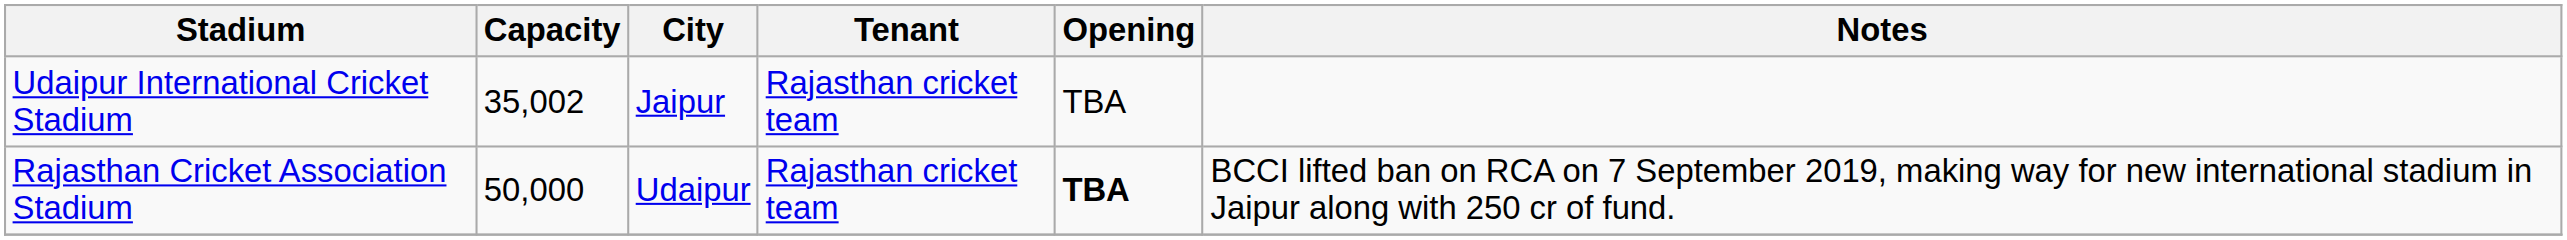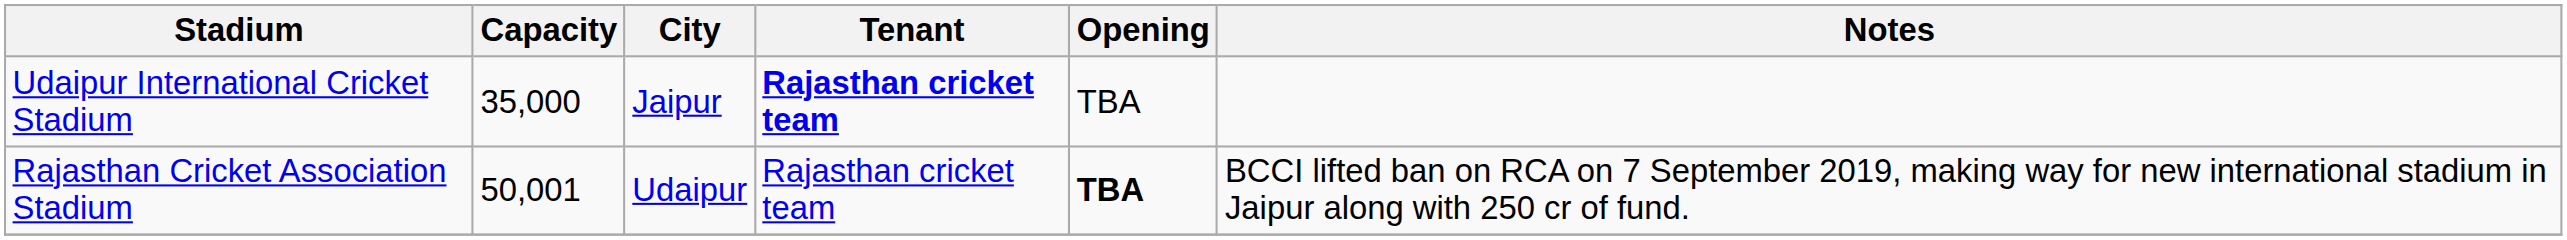(534, 100) 35,002 -> (531, 100) 35,000
(891, 100) normal -> (898, 100) bold
(534, 189) 50,000 -> (531, 189) 50,001
